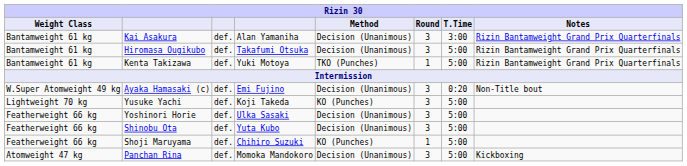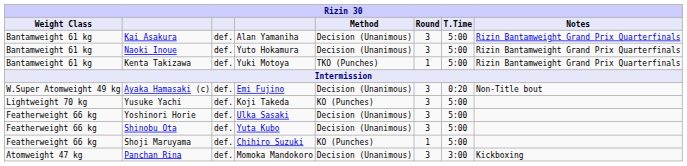(458, 37) 3:00 -> (458, 37) 5:00
+ row: (151, 50)
- row: (165, 50)
(458, 155) 5:00 -> (458, 155) 3:00
